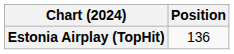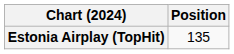(199, 37) 136 -> (199, 37) 135
